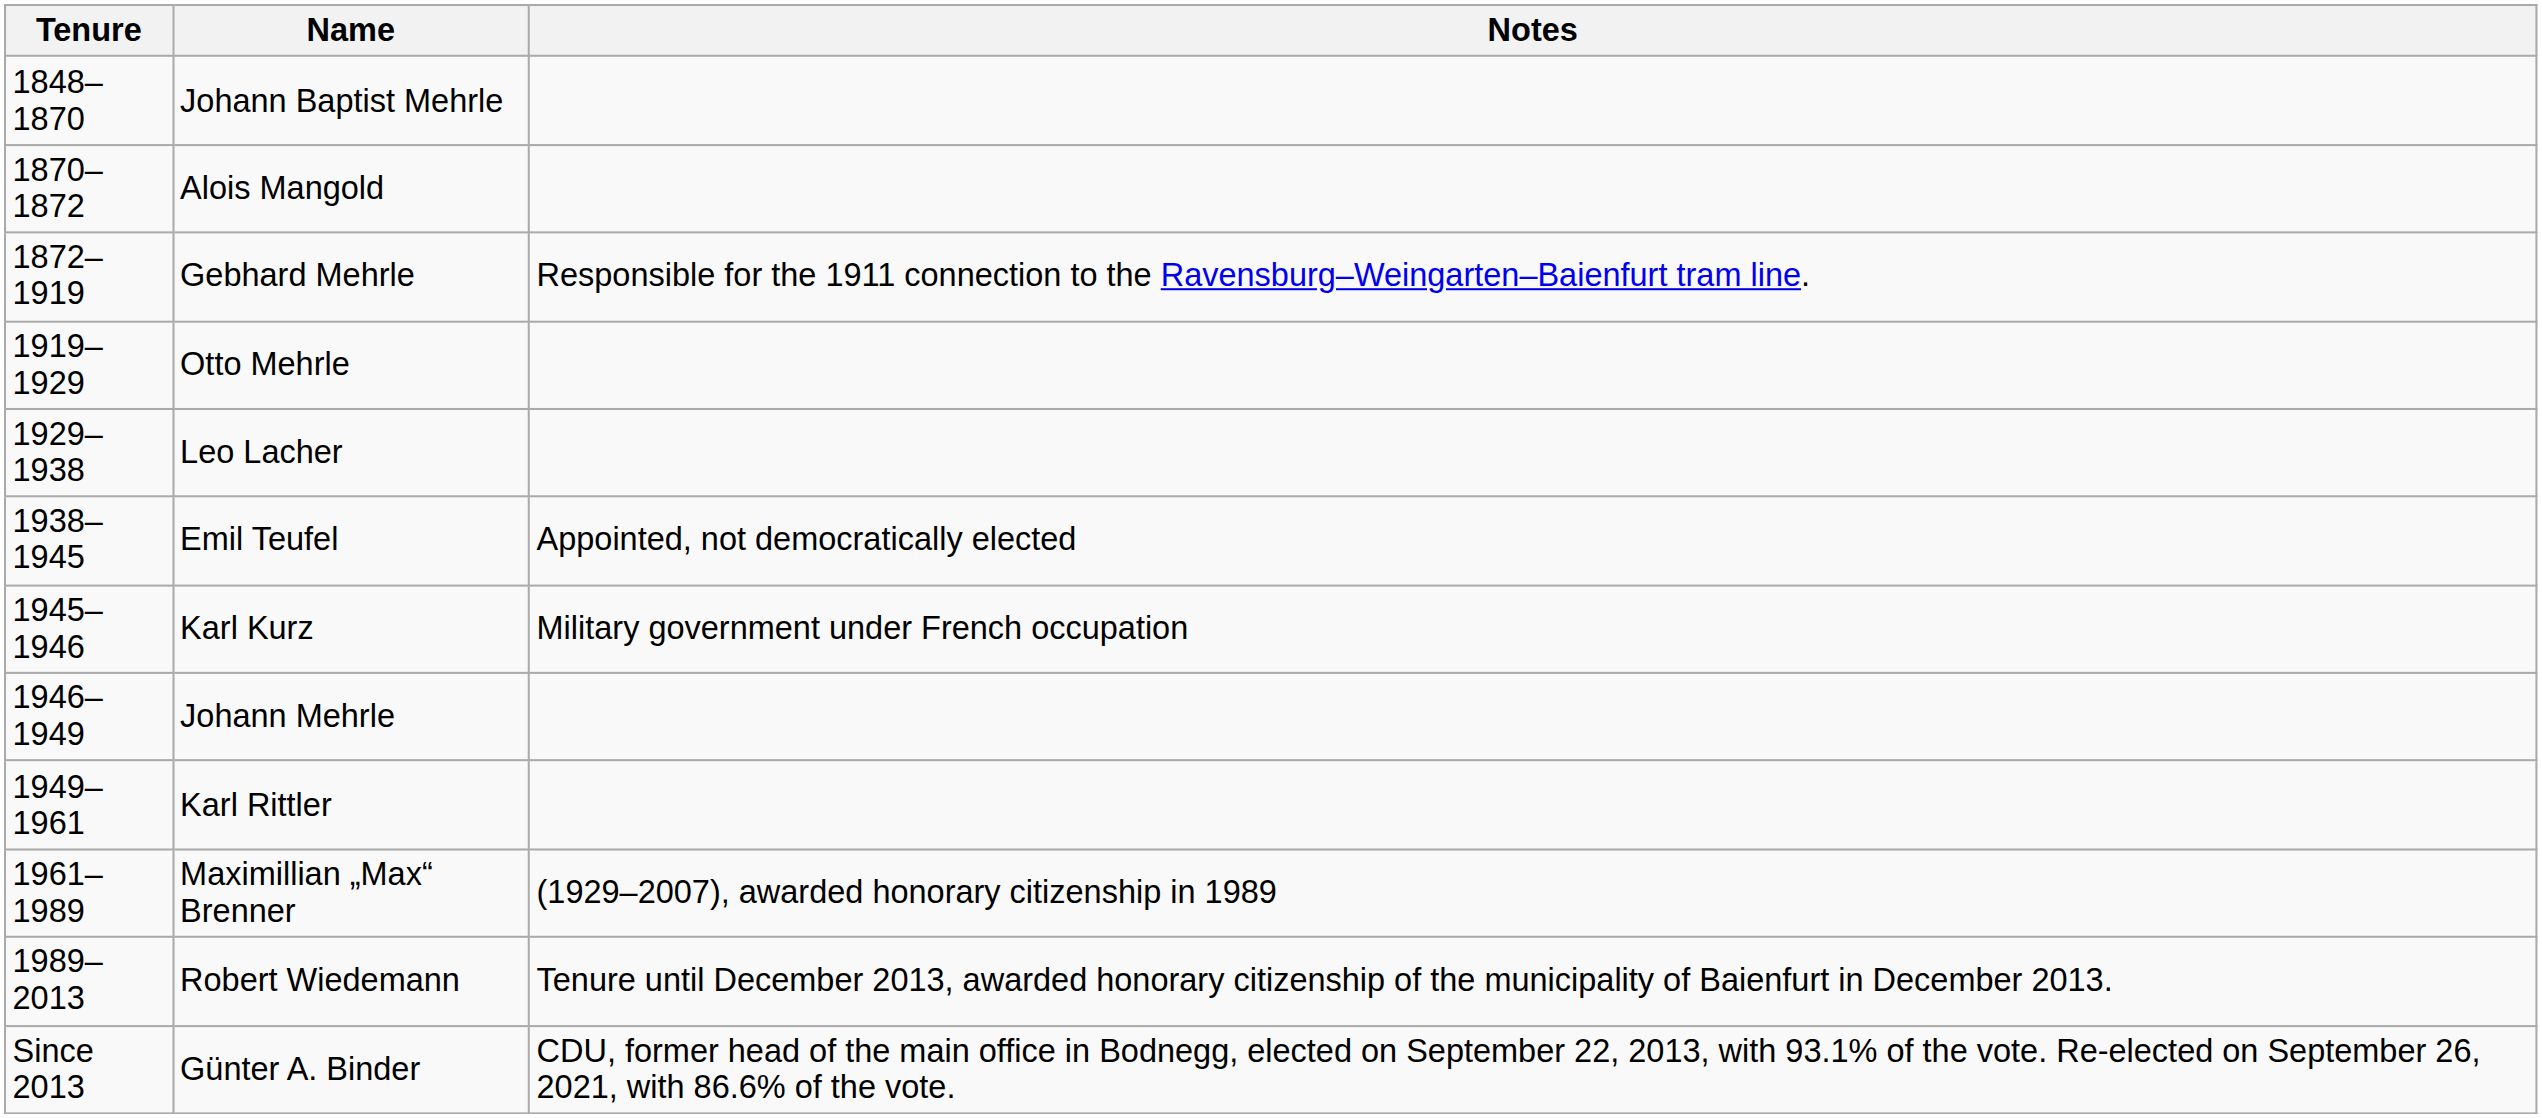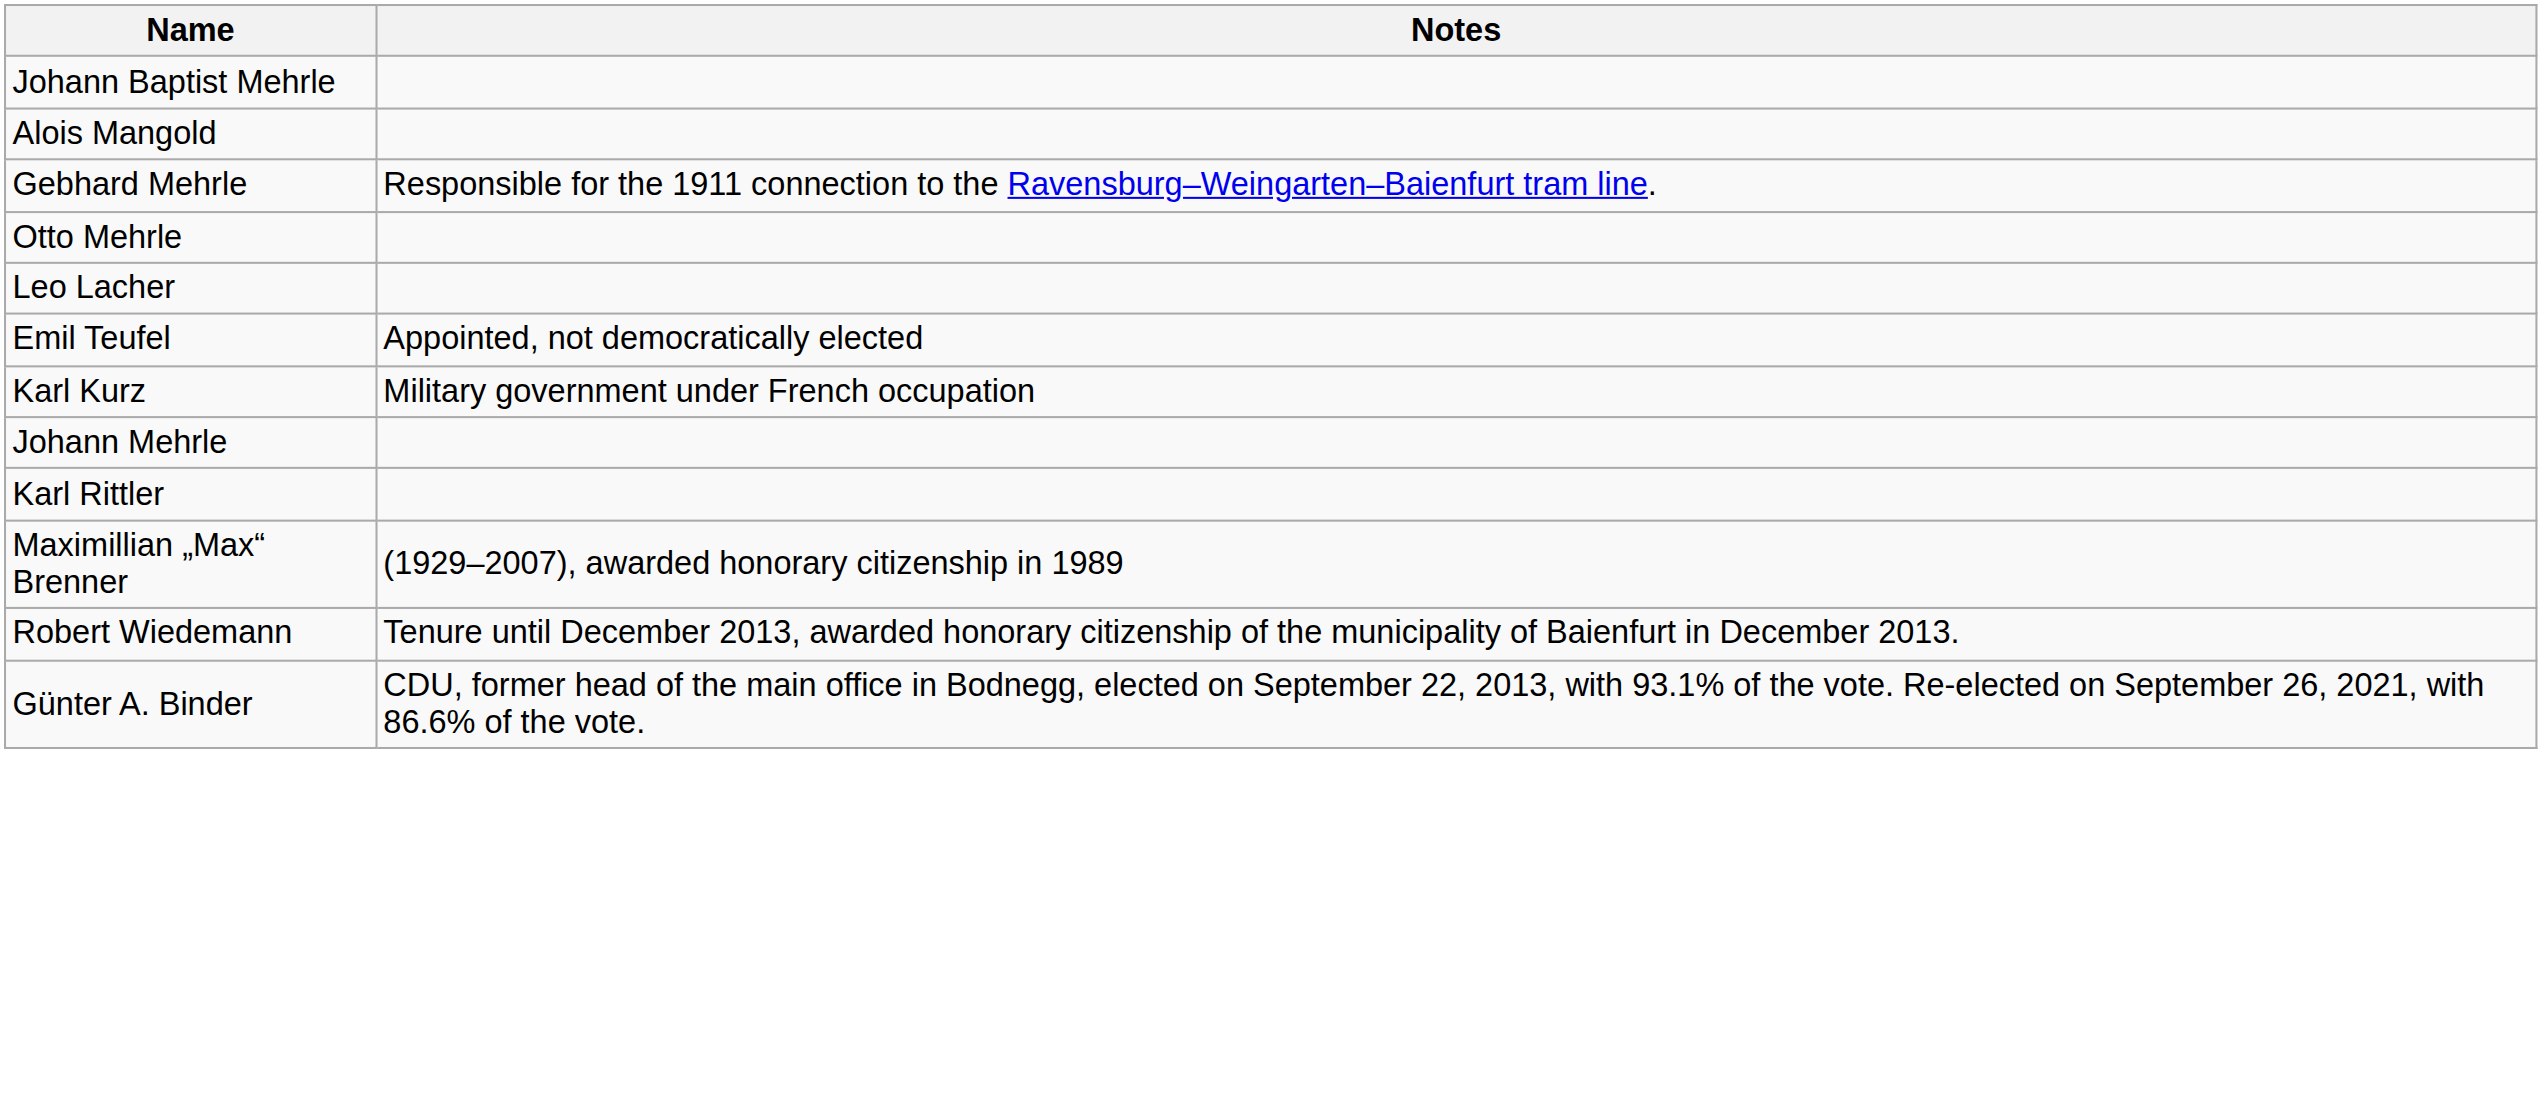- column: (89, 30)
